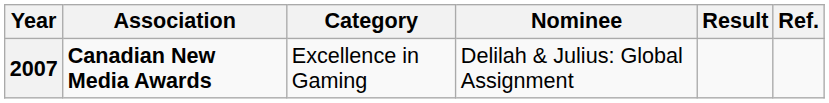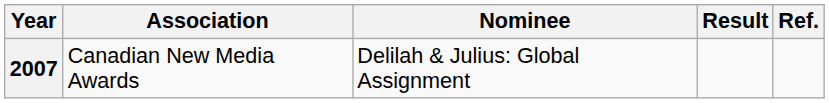- column: (371, 21)
(141, 68) bold -> (171, 68) normal
